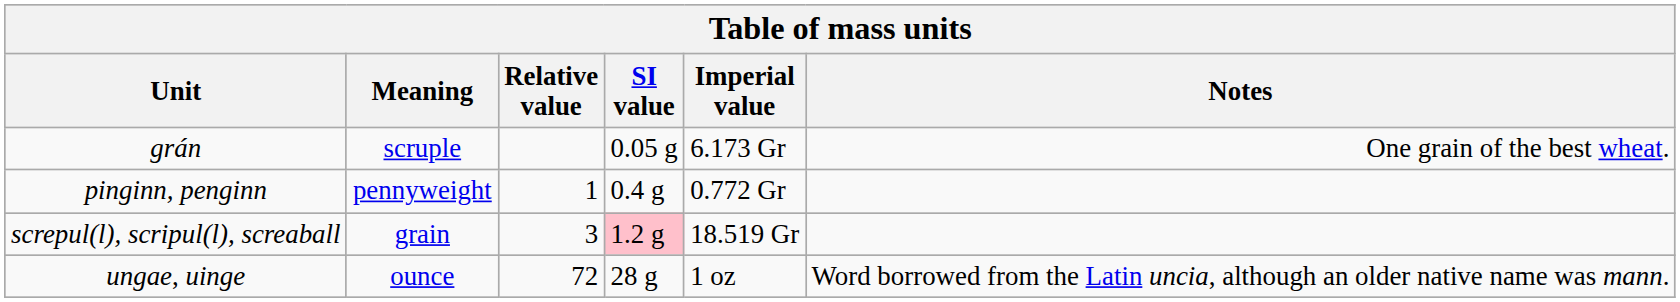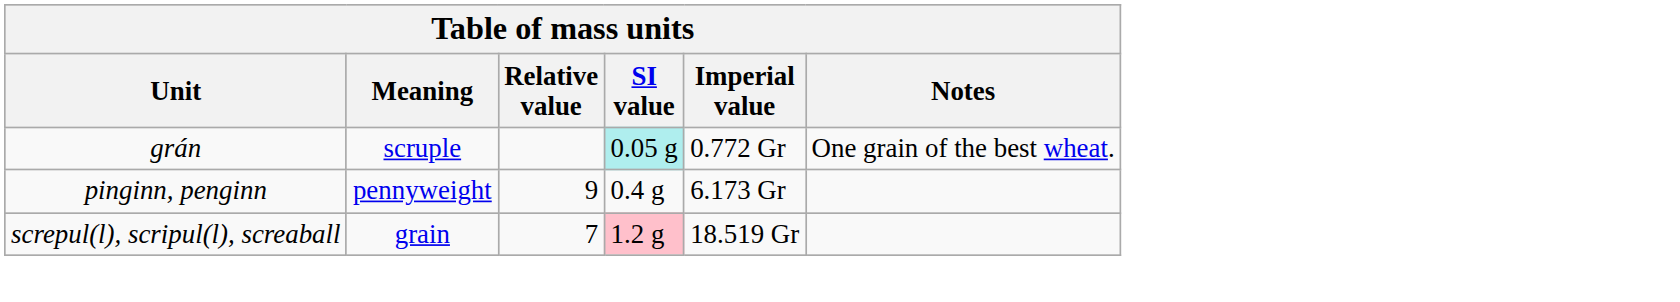(644, 148) no background -> (644, 148) paleturquoise background
(738, 148) 6.173 Gr -> (738, 148) 0.772 Gr
(591, 190) 1 -> (591, 190) 9
(738, 190) 0.772 Gr -> (738, 190) 6.173 Gr
(591, 233) 3 -> (591, 233) 7
- row: (176, 275)
